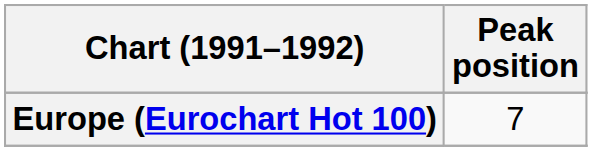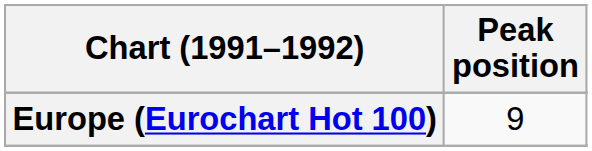(515, 118) 7 -> (515, 118) 9
